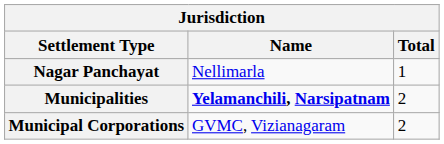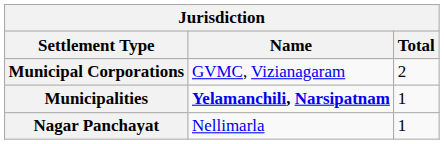rows swapped: (96, 125) <-> (96, 71)
(402, 98) 2 -> (402, 98) 1
